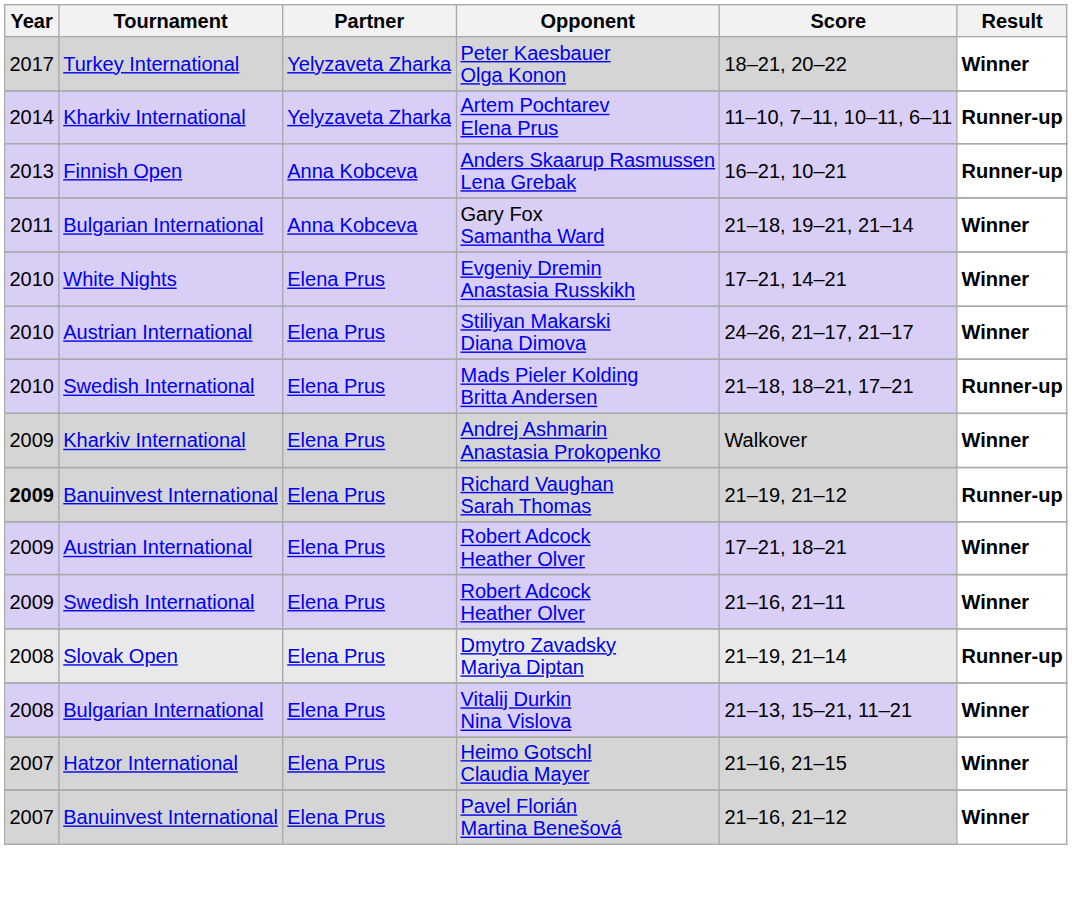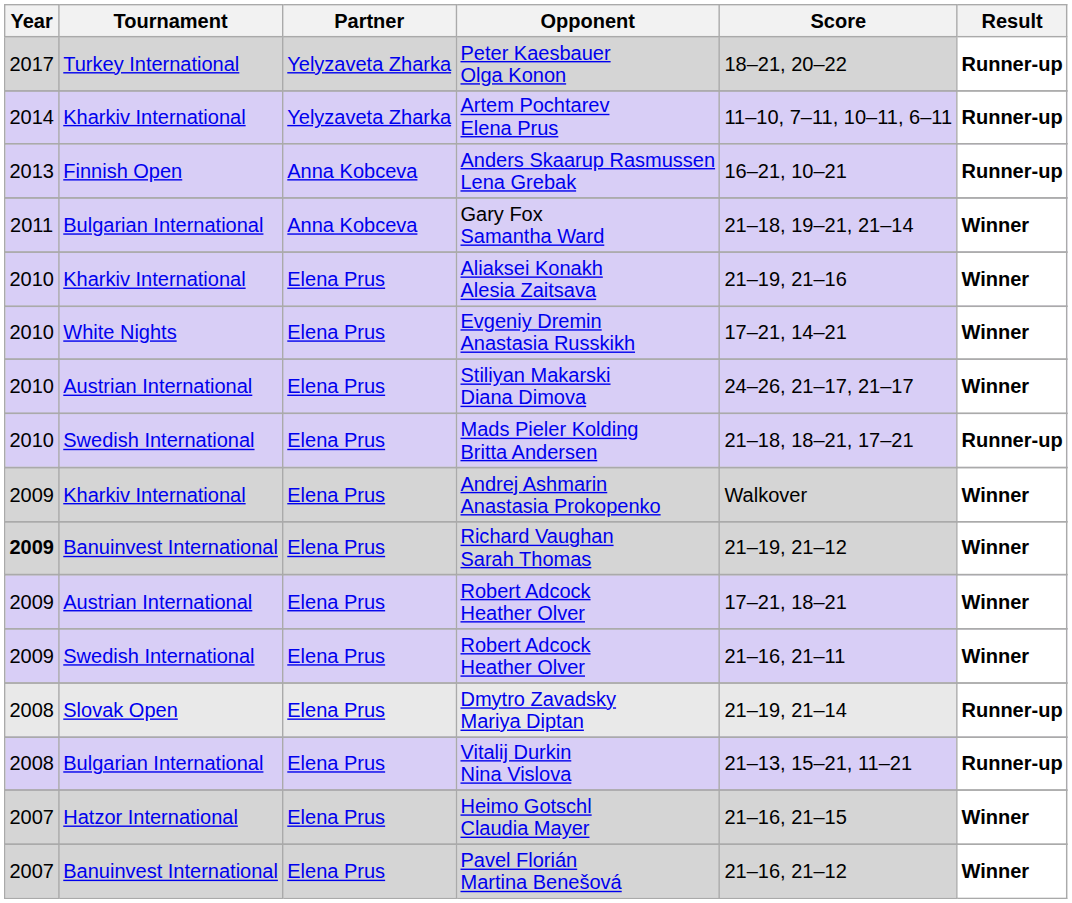(995, 64) Winner -> (1012, 64) Runner-up
+ row: (154, 279)
(1012, 495) Runner-up -> (995, 548) Winner
(995, 710) Winner -> (1012, 764) Runner-up
